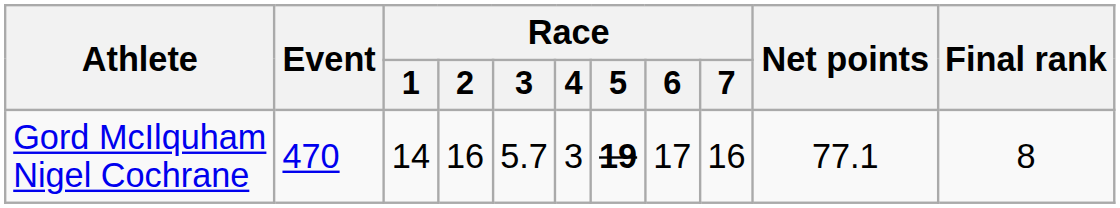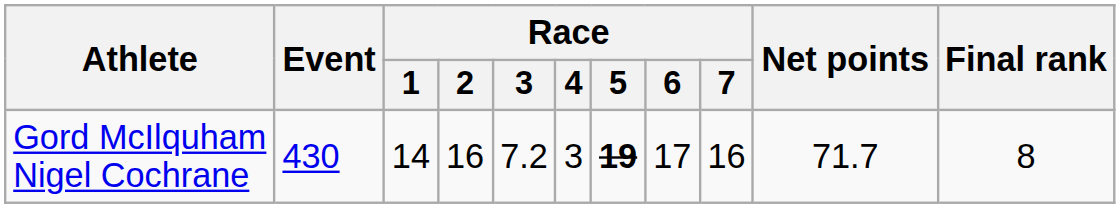(311, 157) 470 -> (311, 157) 430
(524, 157) 5.7 -> (524, 157) 7.2
(845, 157) 77.1 -> (845, 157) 71.7
